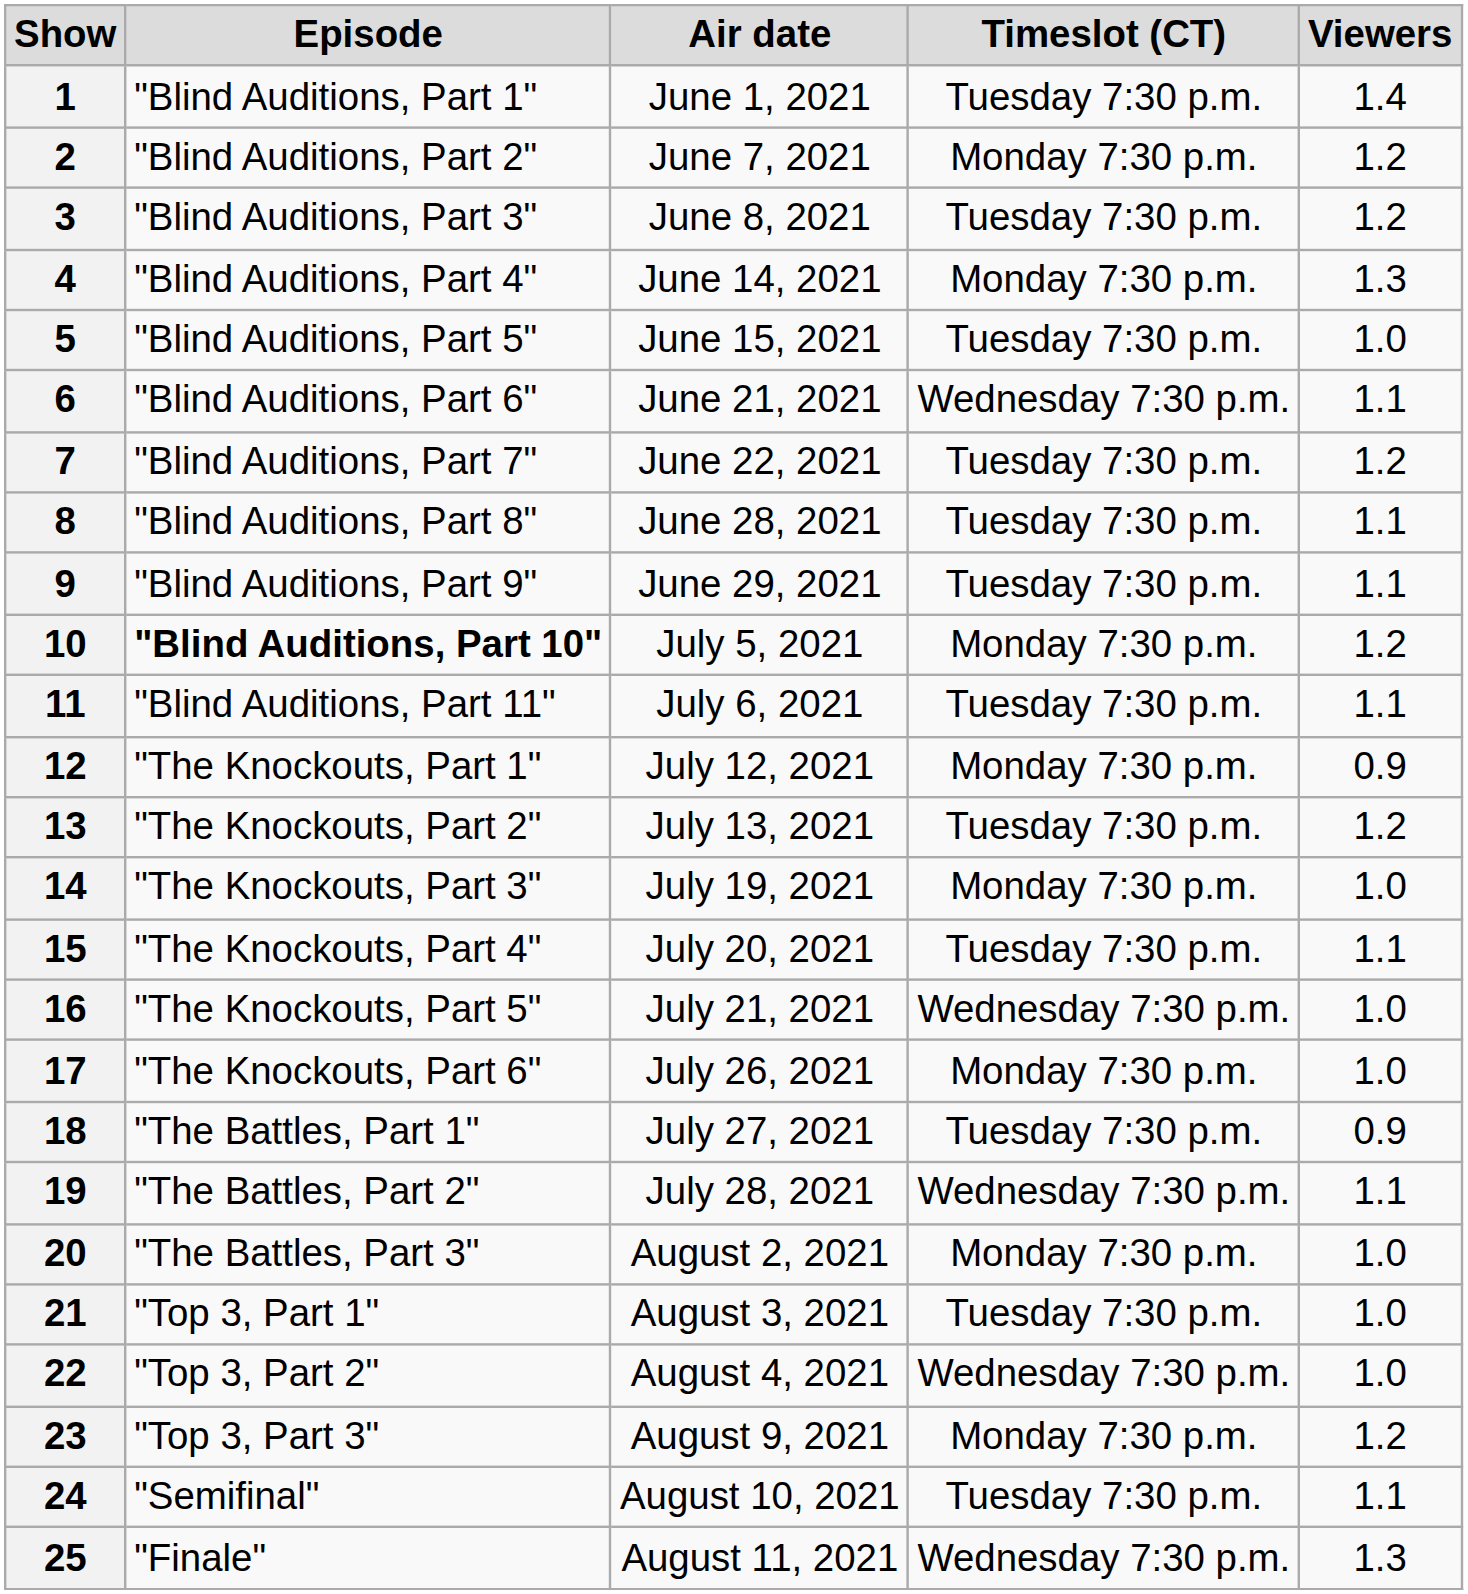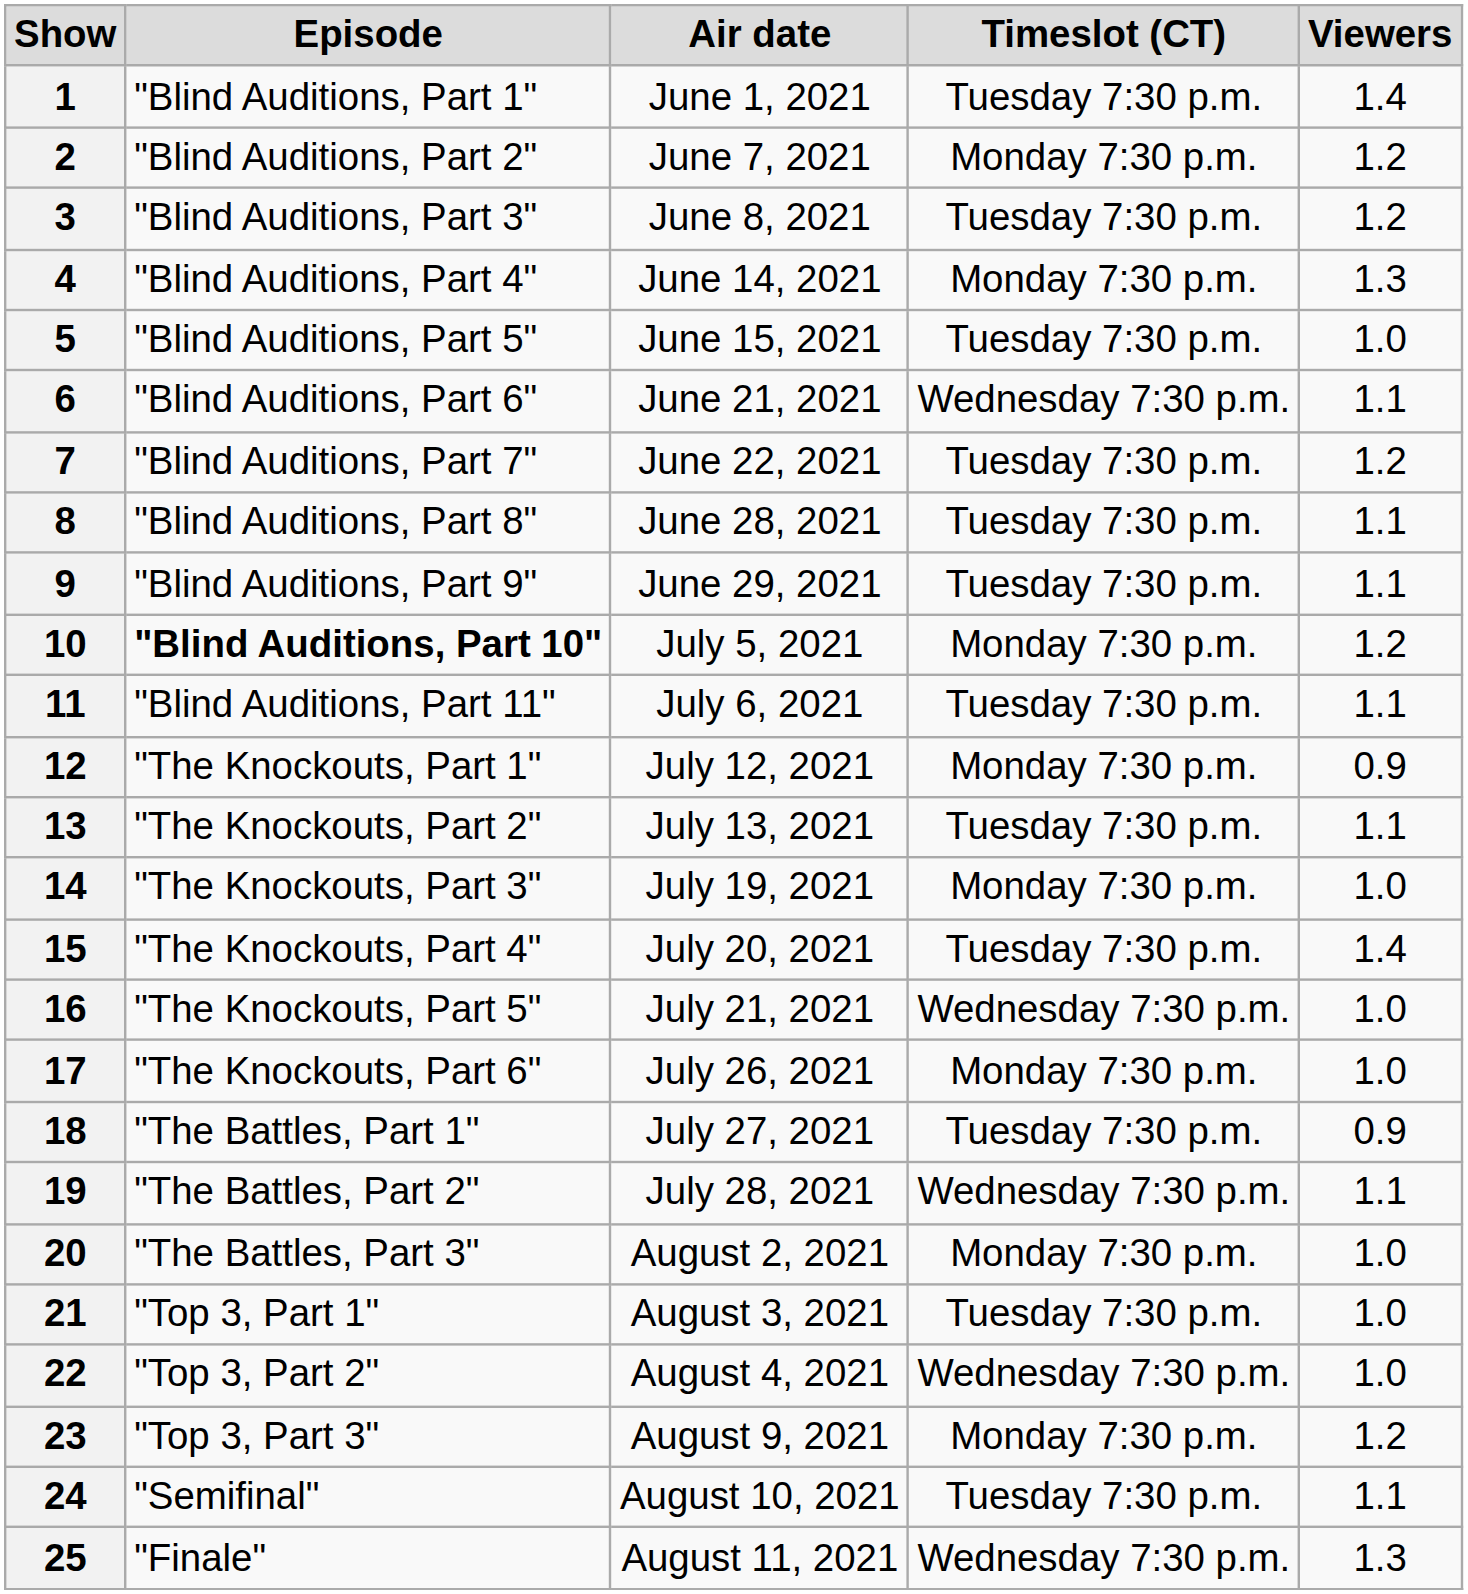(1380, 826) 1.2 -> (1380, 826) 1.1
(1380, 948) 1.1 -> (1380, 948) 1.4
